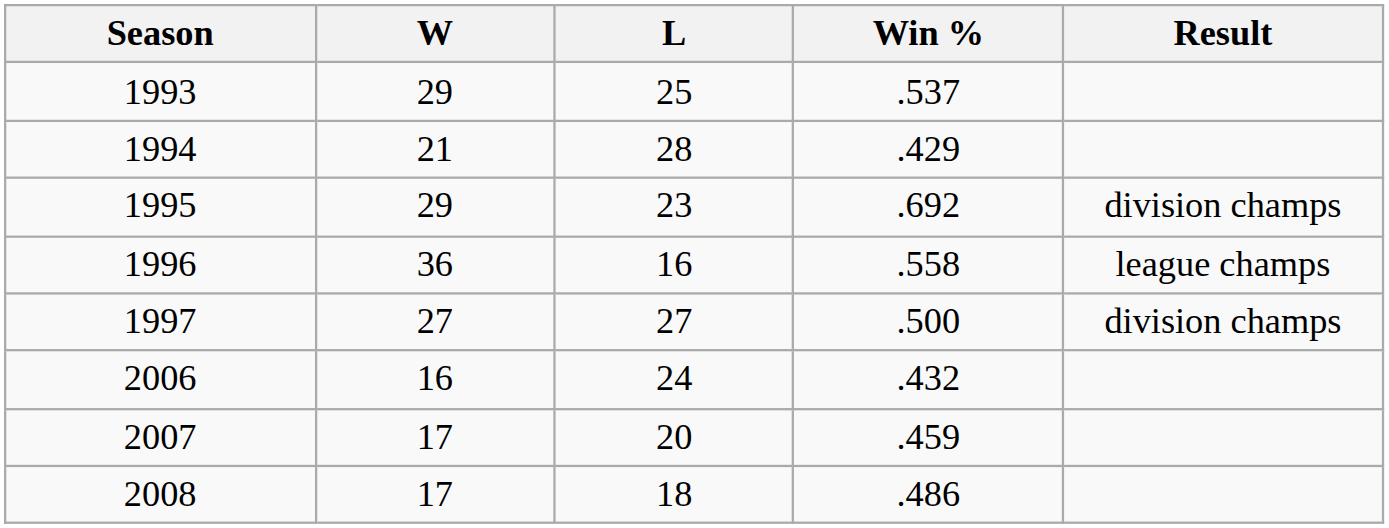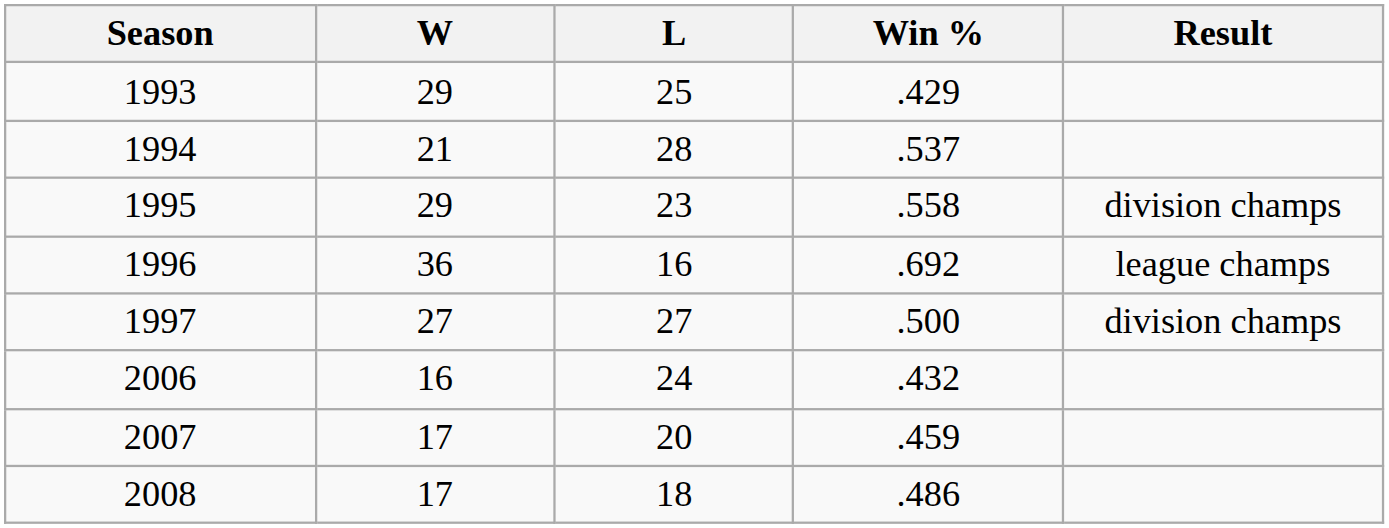(928, 90) .537 -> (928, 90) .429
(928, 148) .429 -> (928, 148) .537
(928, 206) .692 -> (928, 206) .558
(928, 263) .558 -> (928, 263) .692
